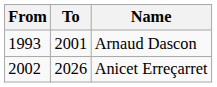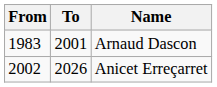(25, 43) 1993 -> (25, 43) 1983
